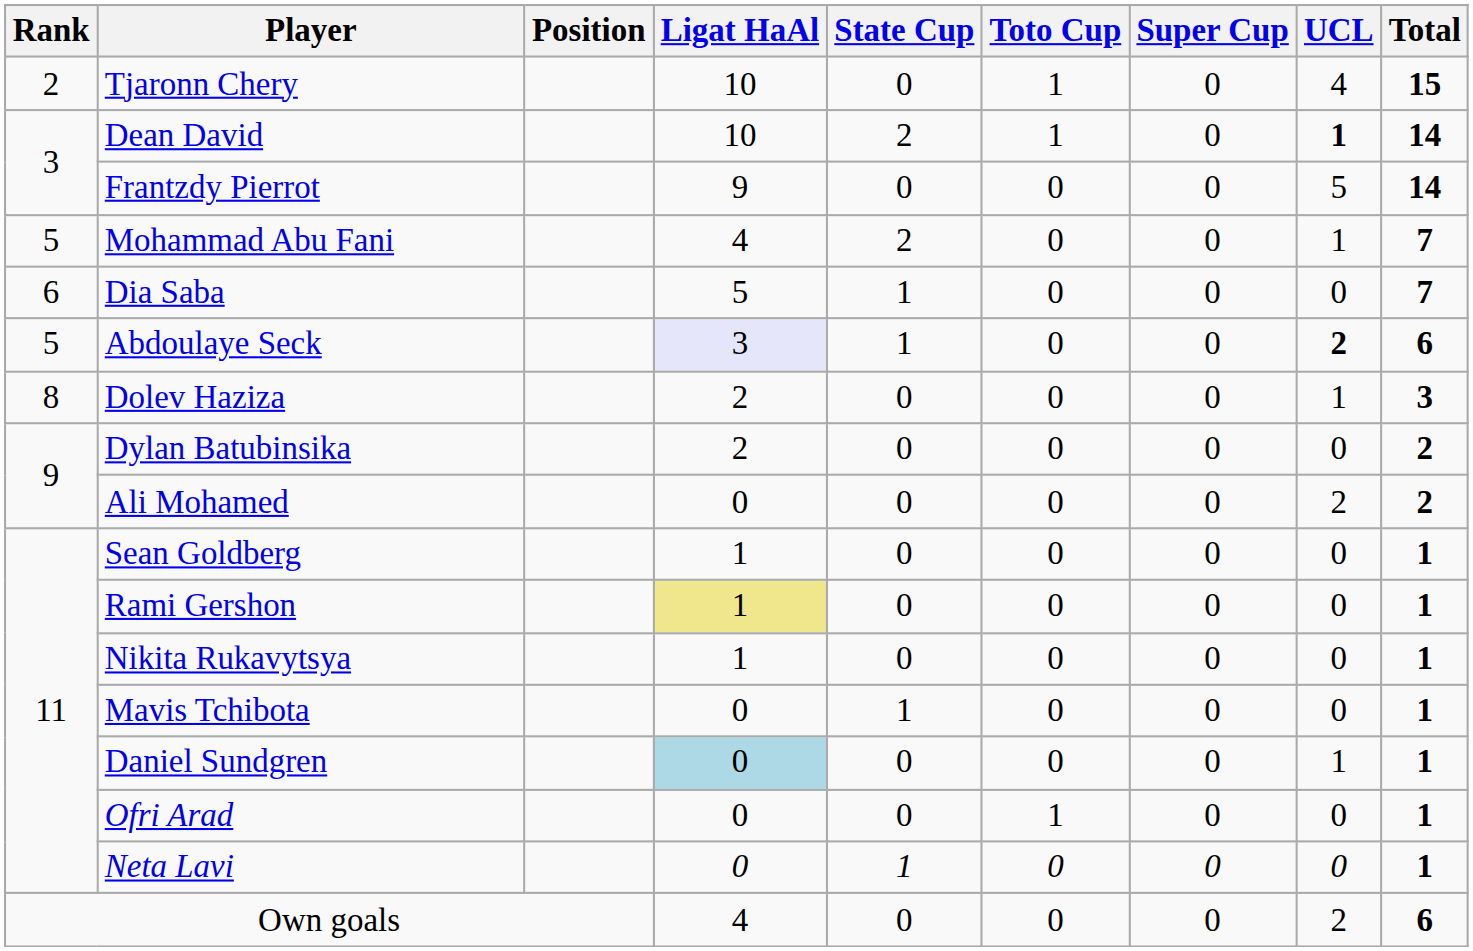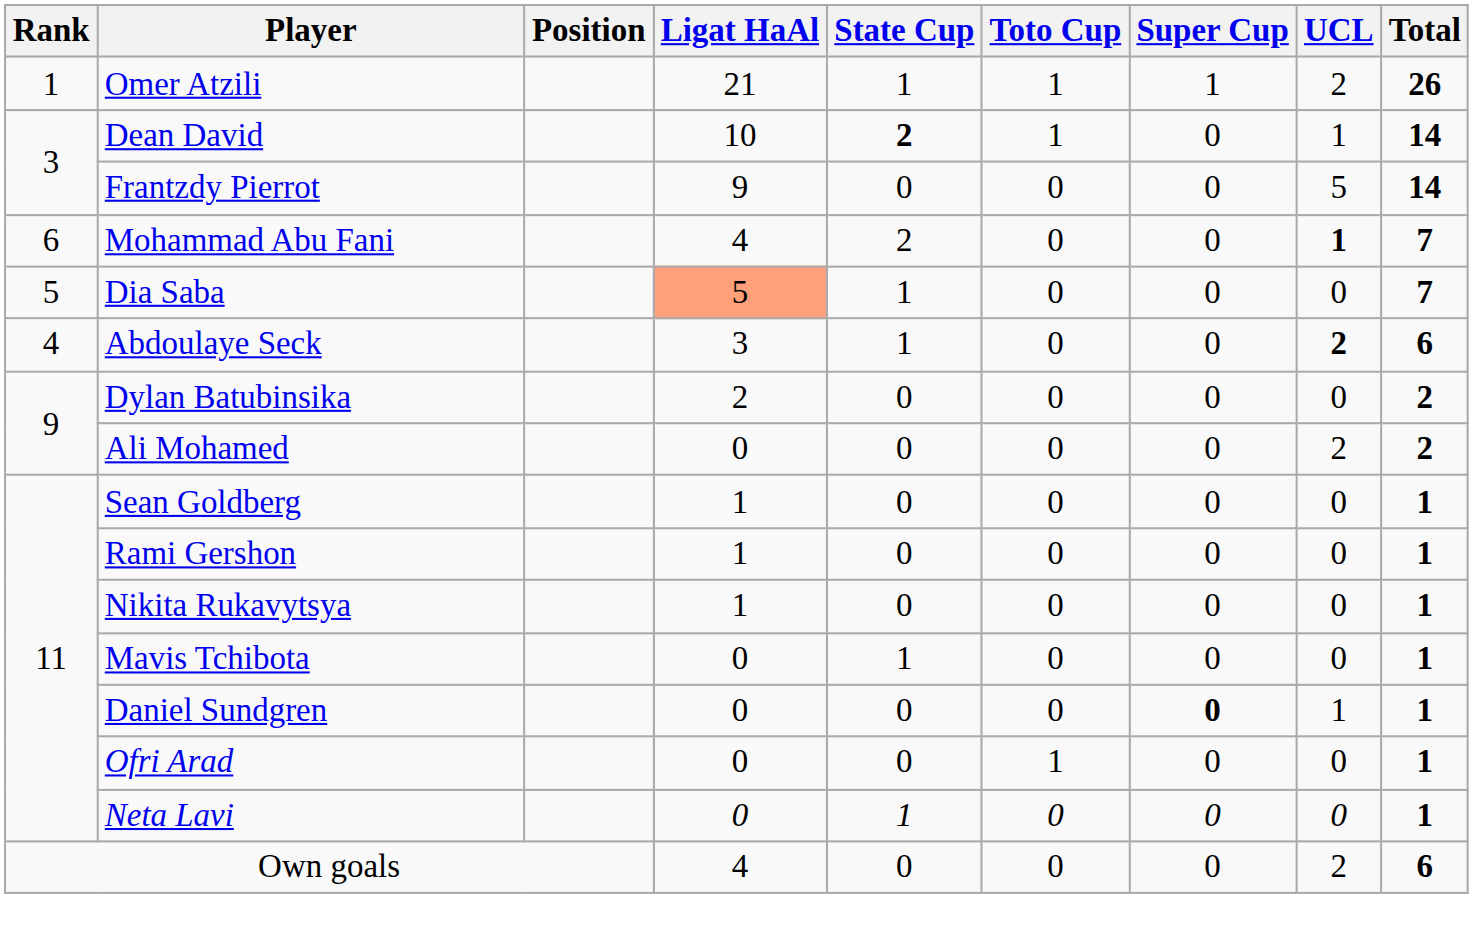+ row: (183, 82)
- row: (201, 82)
(904, 135) normal -> (904, 135) bold
(1339, 135) bold -> (1339, 135) normal
(51, 239) 5 -> (51, 239) 6
(1339, 239) normal -> (1339, 239) bold
(51, 291) 6 -> (51, 291) 5
(740, 291) no background -> (740, 291) lightsalmon background
(51, 344) 5 -> (51, 344) 4
(740, 344) lavender background -> (740, 344) no background
- row: (195, 396)
(740, 605) khaki background -> (740, 553) no background
(740, 762) lightblue background -> (740, 710) no background
(1213, 762) normal -> (1213, 710) bold
